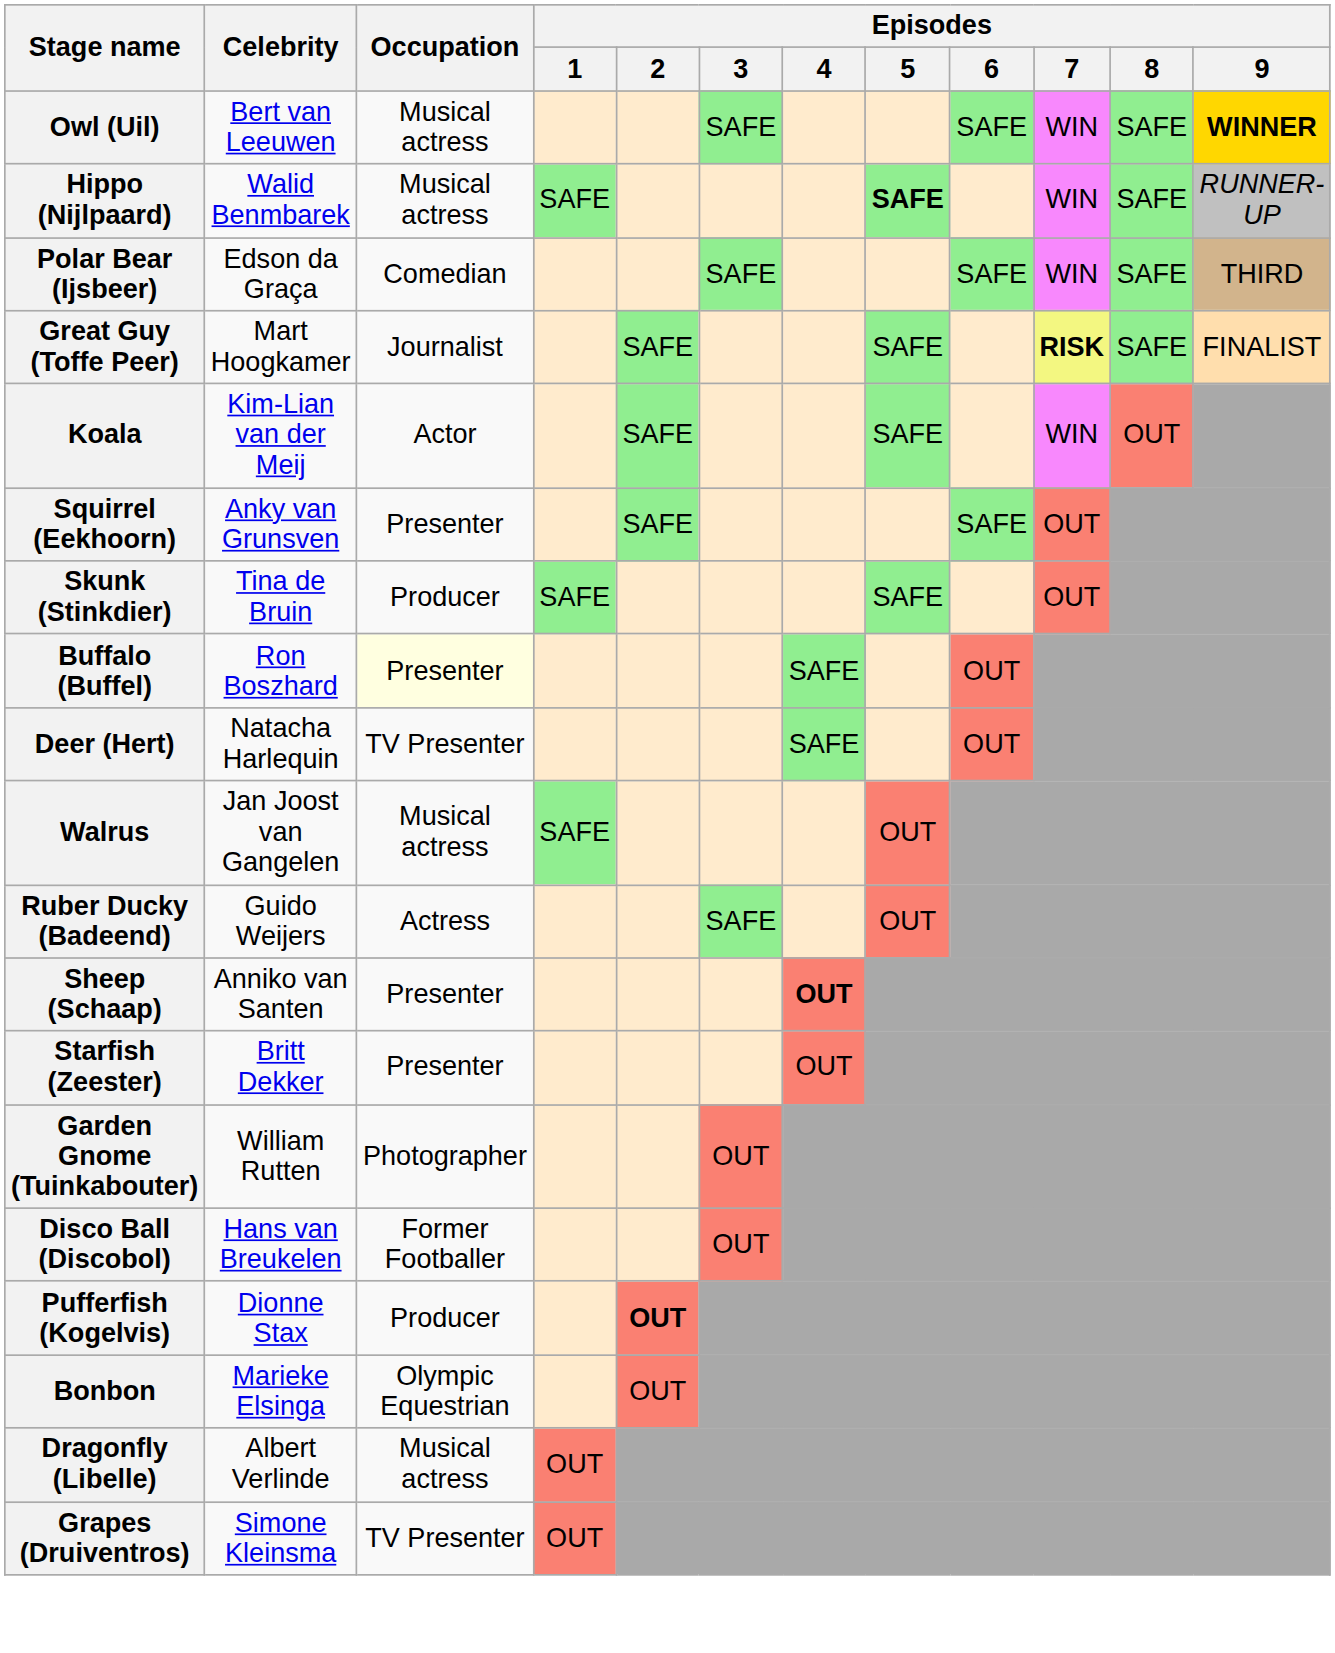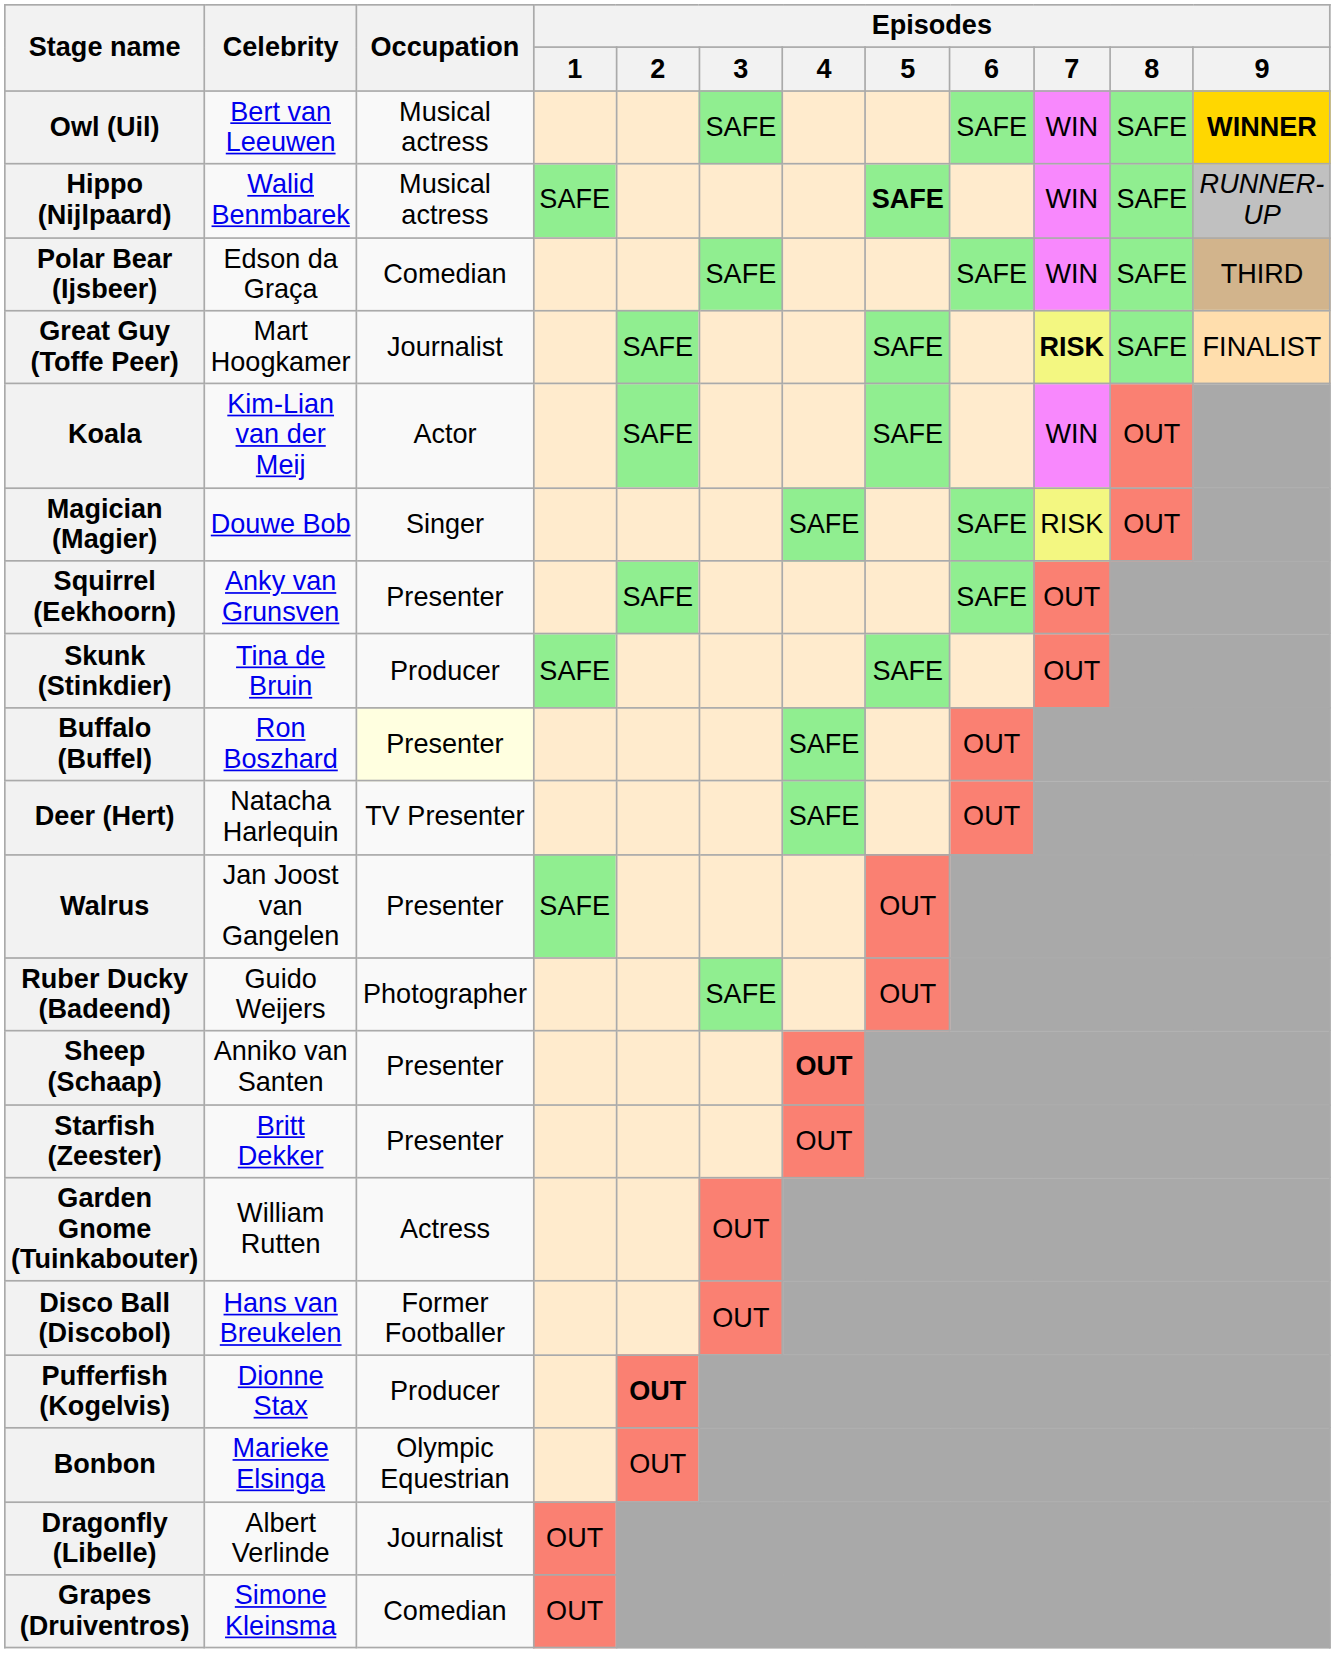+ row: (105, 523)
(445, 832) Musical actress -> (445, 905) Presenter
(445, 920) Actress -> (445, 994) Photographer
(445, 1155) Photographer -> (445, 1229) Actress
(445, 1464) Musical actress -> (445, 1537) Journalist
(445, 1537) TV Presenter -> (445, 1610) Comedian
